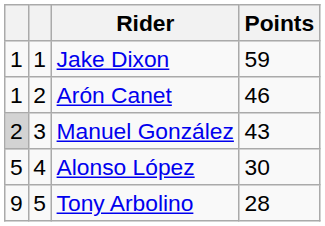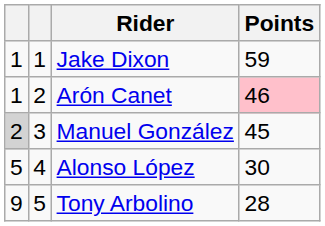(257, 95) no background -> (257, 95) pink background
(257, 131) 43 -> (257, 131) 45
